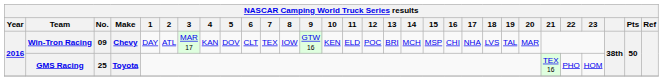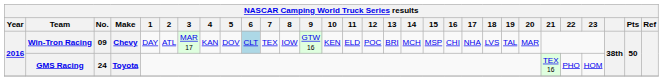(251, 42) no background -> (251, 42) lightblue background
(102, 65) 25 -> (102, 65) 24
